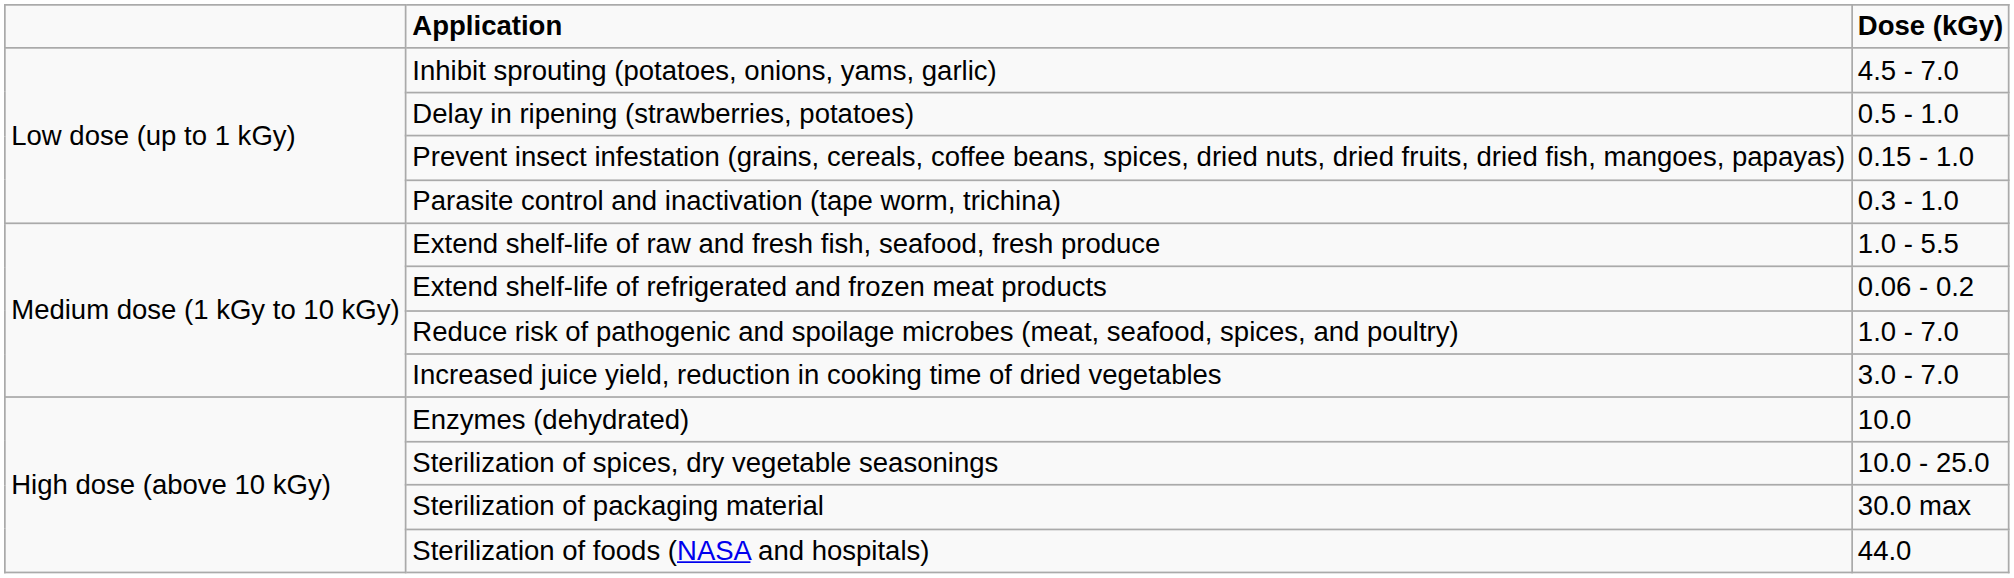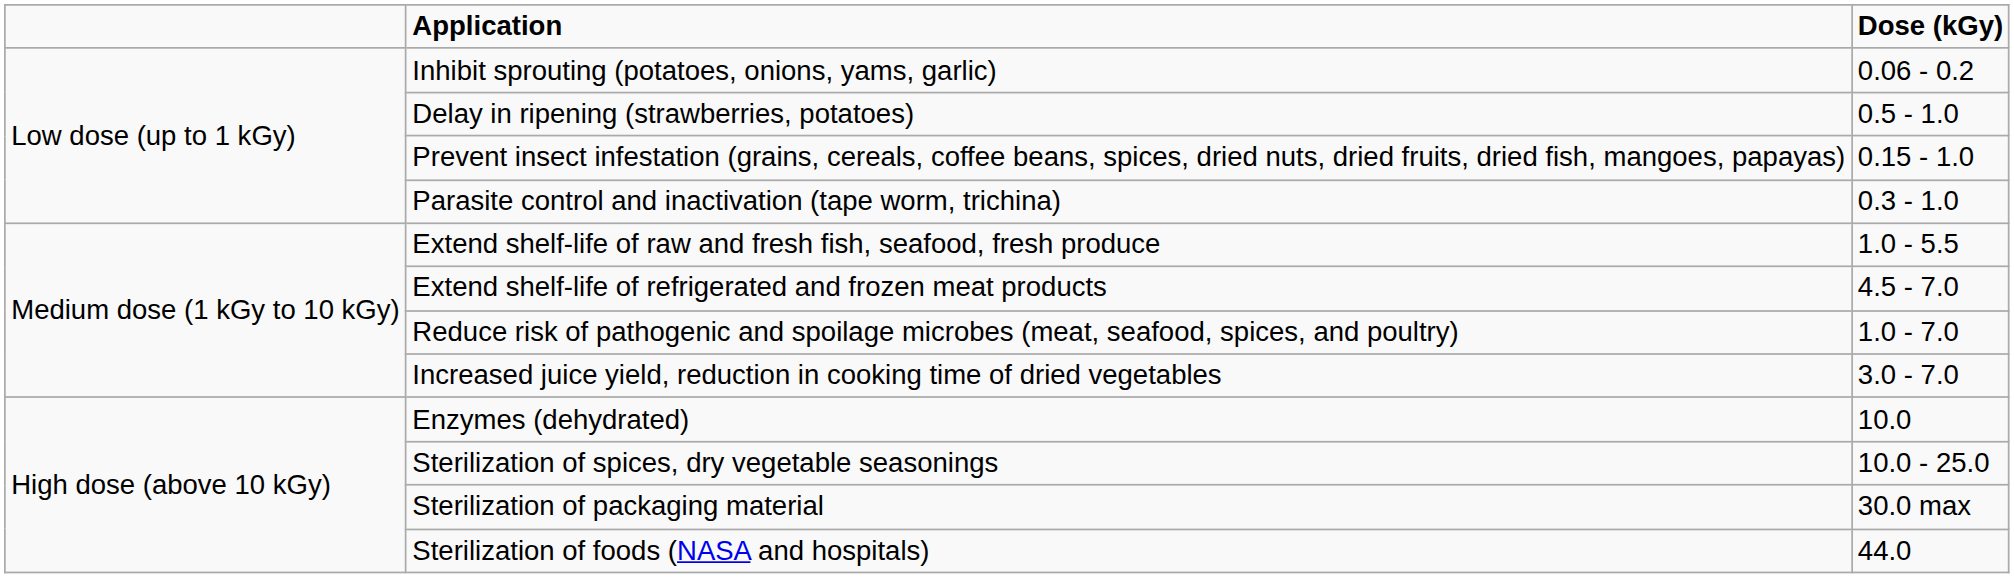(1908, 69) 4.5 - 7.0 -> (1916, 69) 0.06 - 0.2
(1916, 288) 0.06 - 0.2 -> (1908, 288) 4.5 - 7.0
